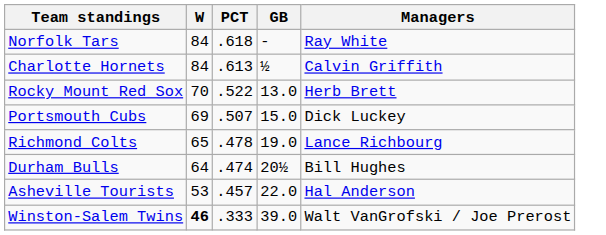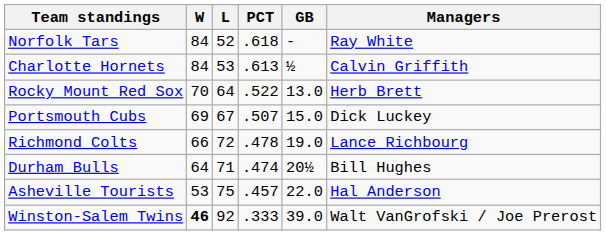+ column: (225, 17)
(200, 142) 65 -> (200, 142) 66
